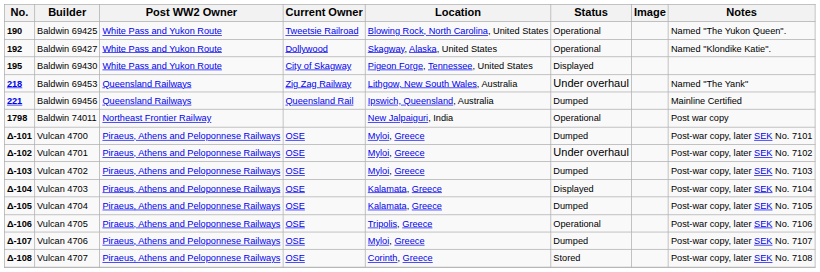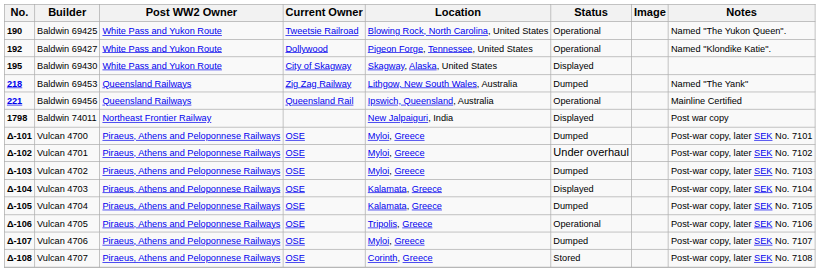(432, 48) Skagway, Alaska, United States -> (450, 48) Pigeon Forge, Tennessee, United States
(450, 66) Pigeon Forge, Tennessee, United States -> (432, 66) Skagway, Alaska, United States
(591, 83) Under overhaul -> (571, 83) Dumped
(571, 101) Dumped -> (577, 101) Operational
(577, 118) Operational -> (574, 118) Displayed
